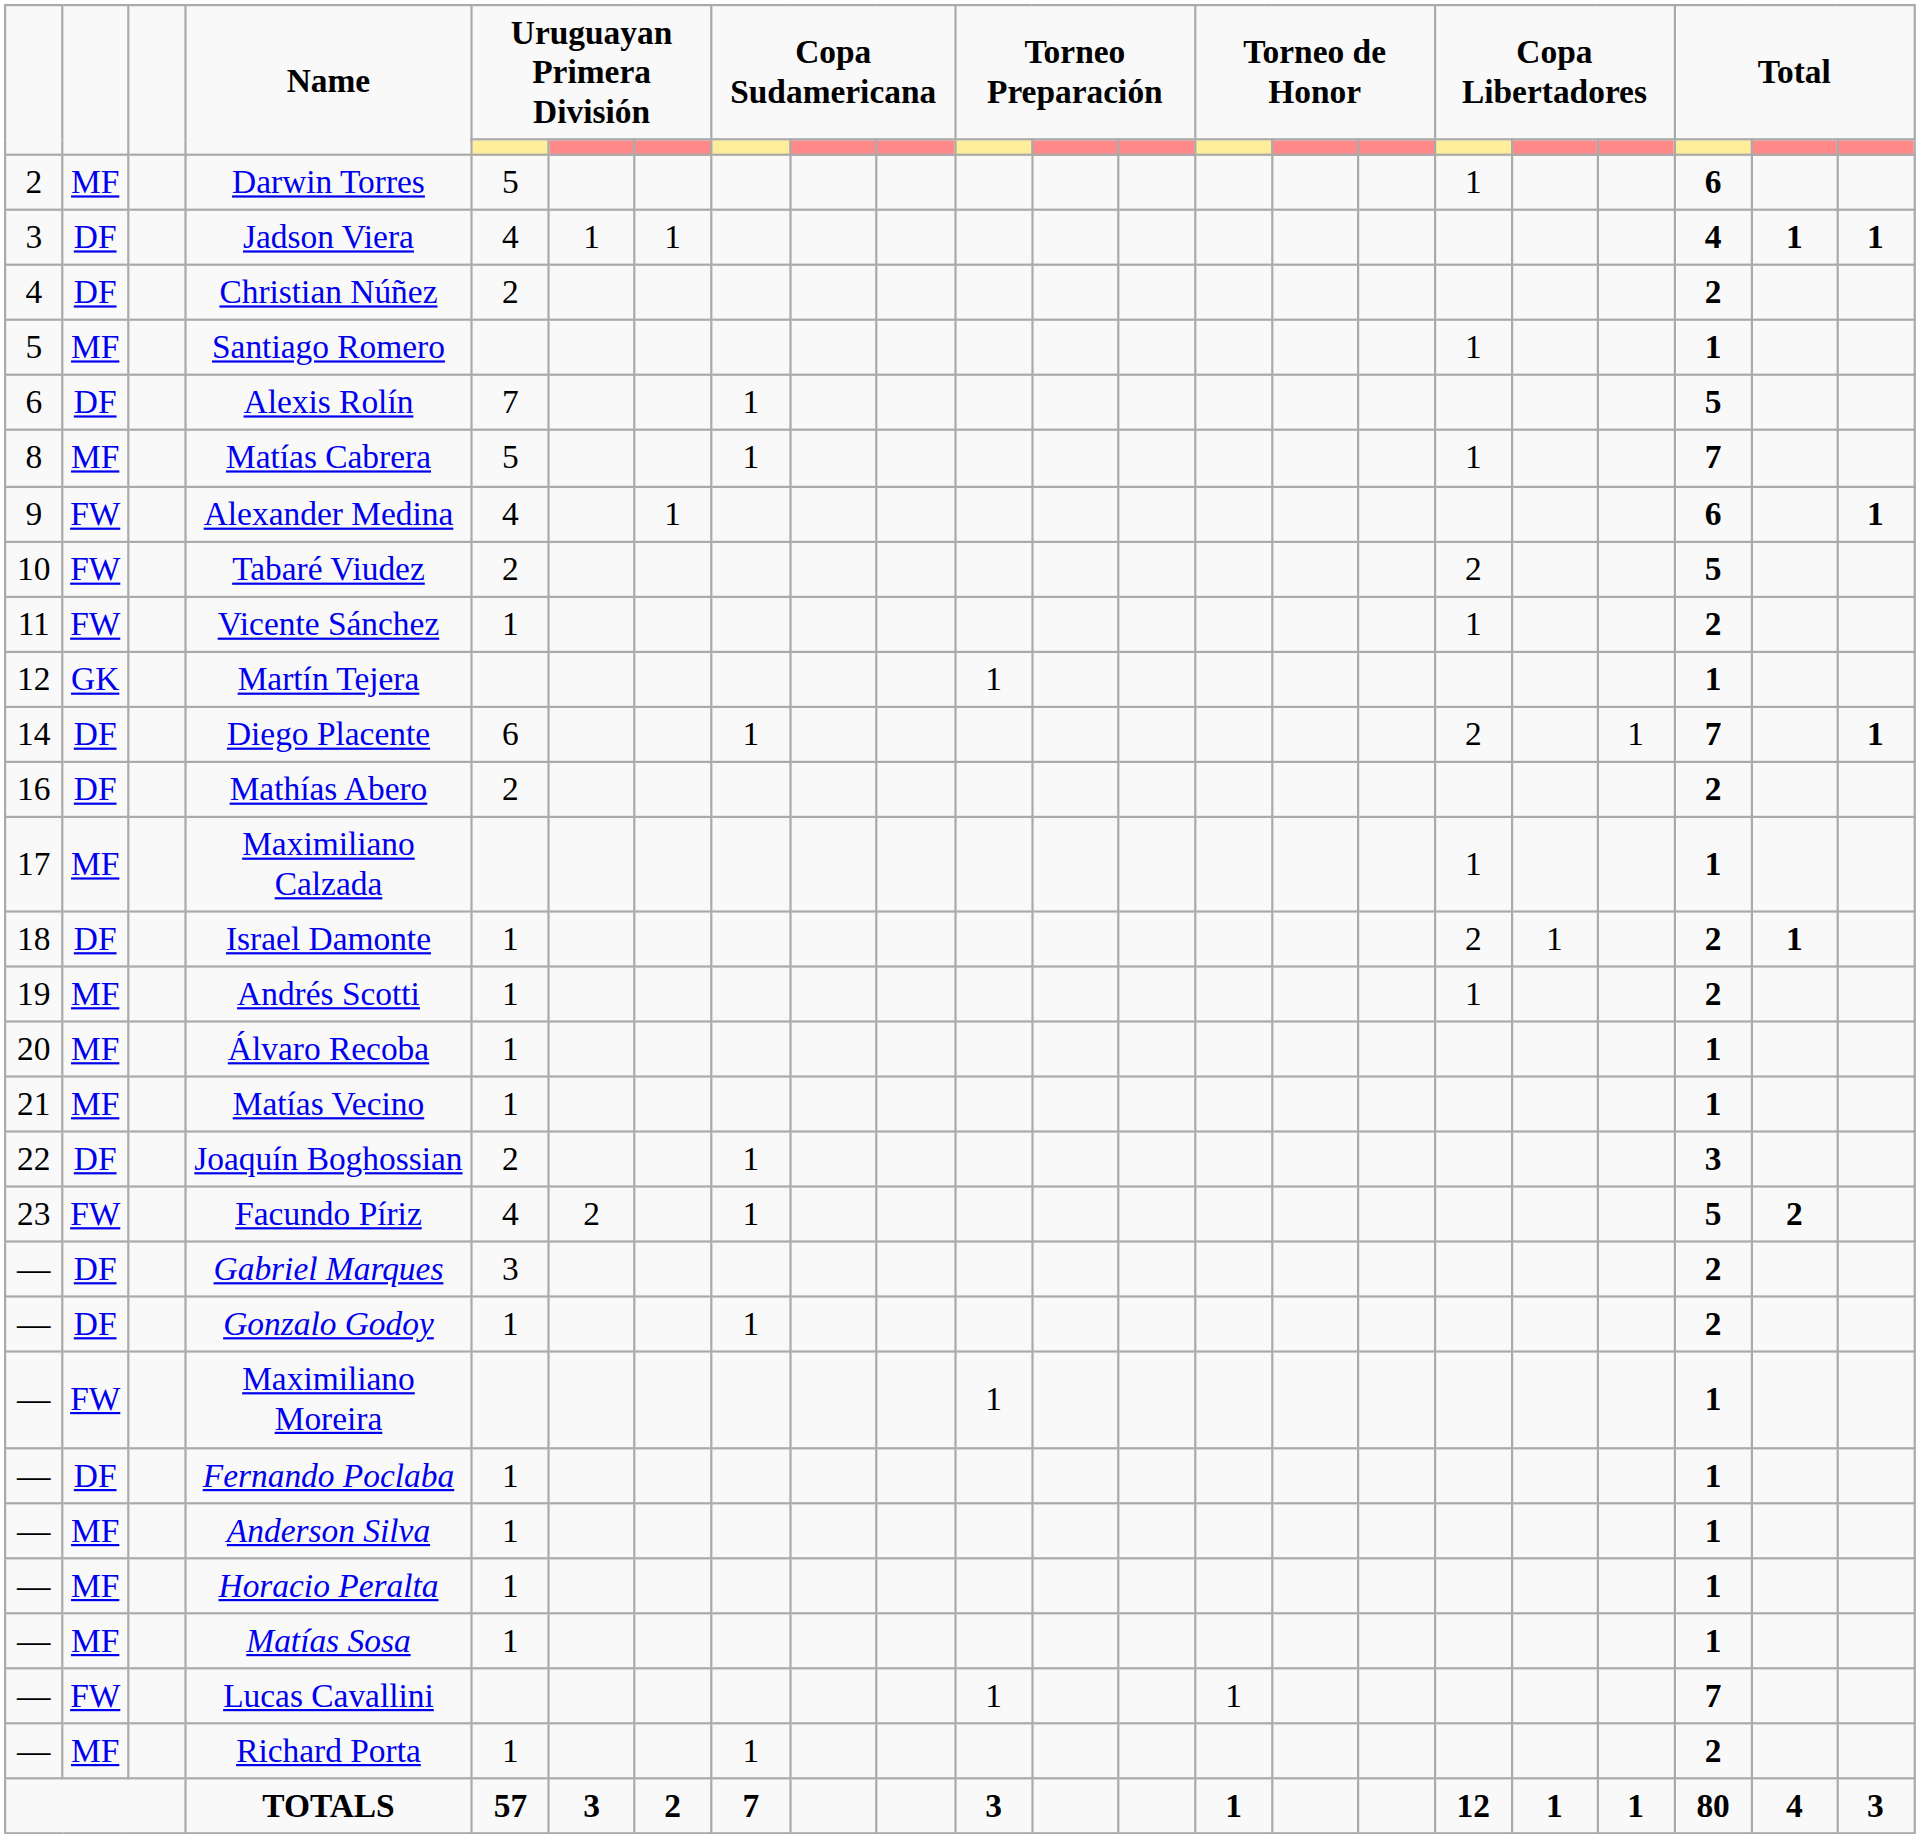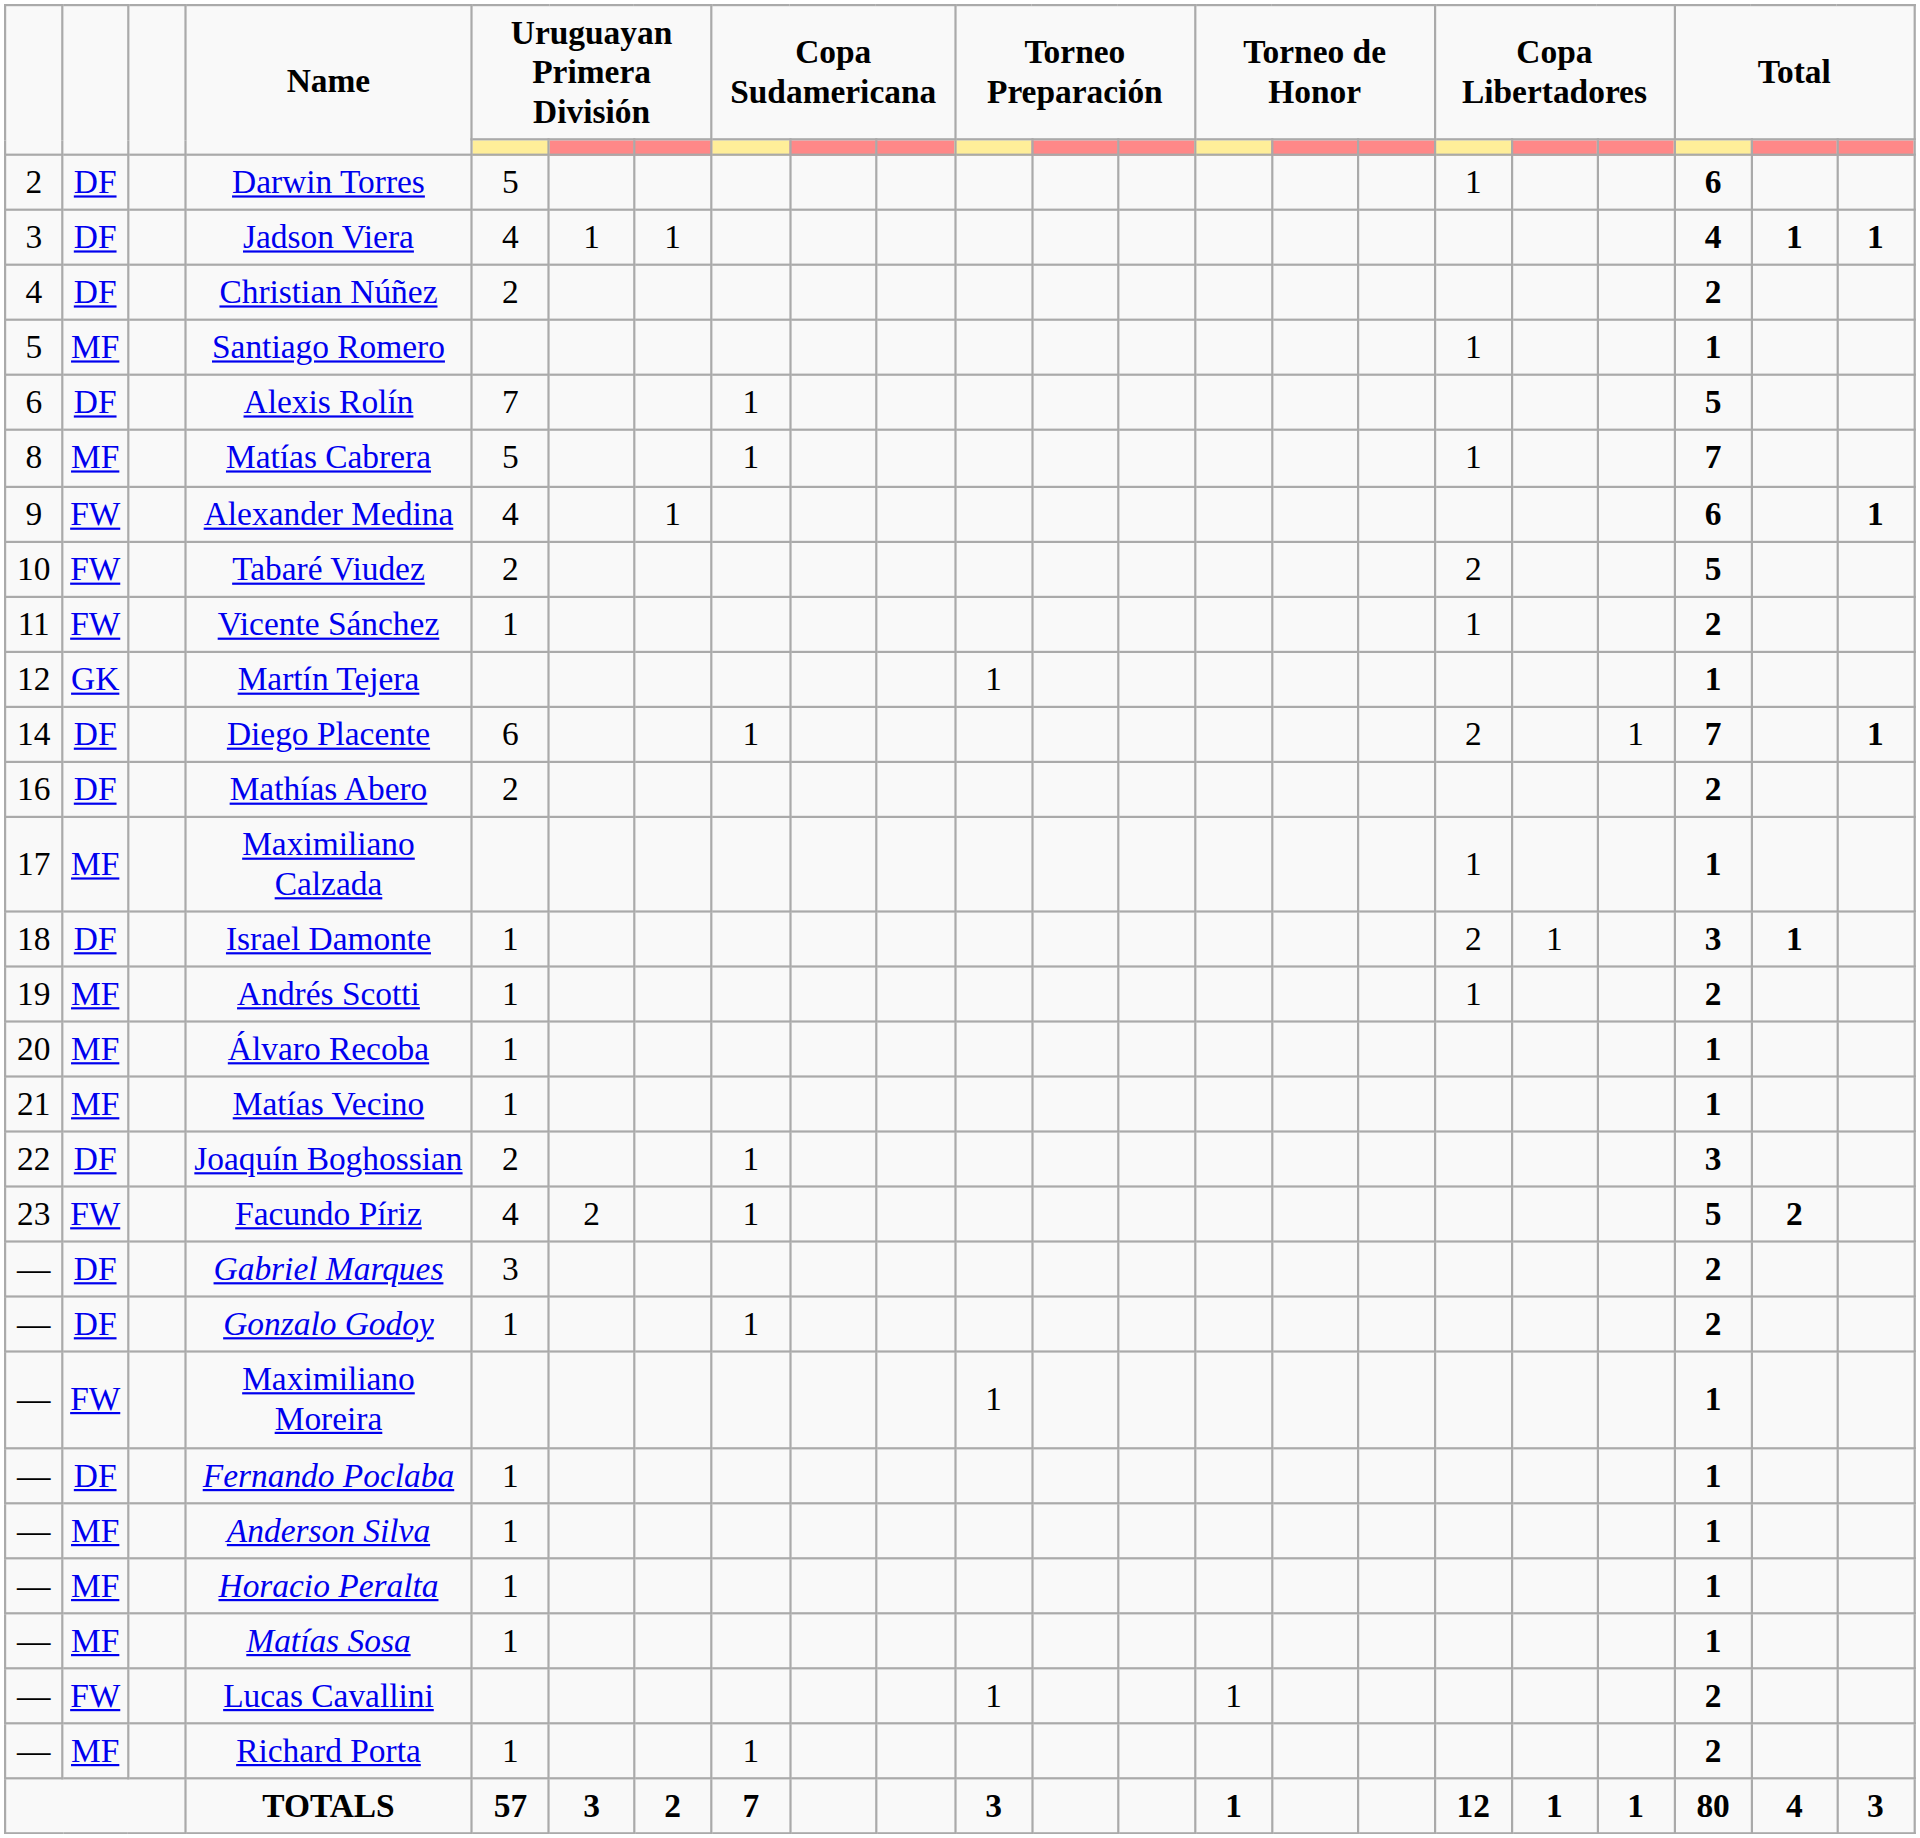(95, 182) MF -> (95, 182) DF
(1713, 938) 2 -> (1713, 938) 3
(1713, 1694) 7 -> (1713, 1694) 2
